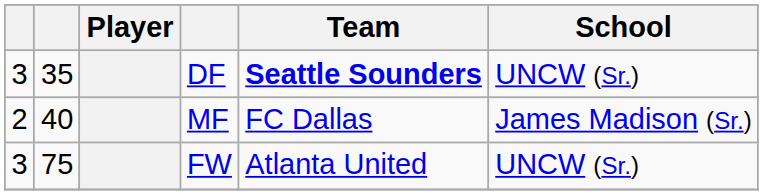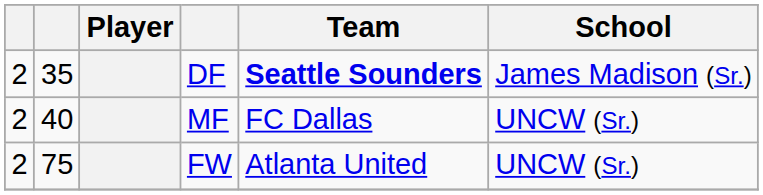(20, 73) 3 -> (20, 73) 2
(567, 73) UNCW (Sr.) -> (623, 73) James Madison (Sr.)
(623, 119) James Madison (Sr.) -> (567, 119) UNCW (Sr.)
(20, 165) 3 -> (20, 165) 2
